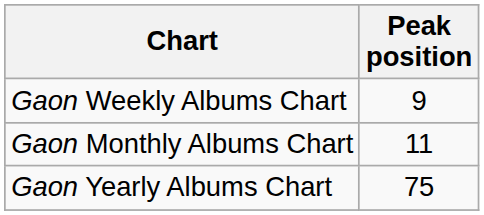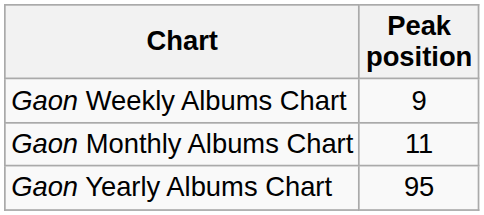(419, 187) 75 -> (419, 187) 95
